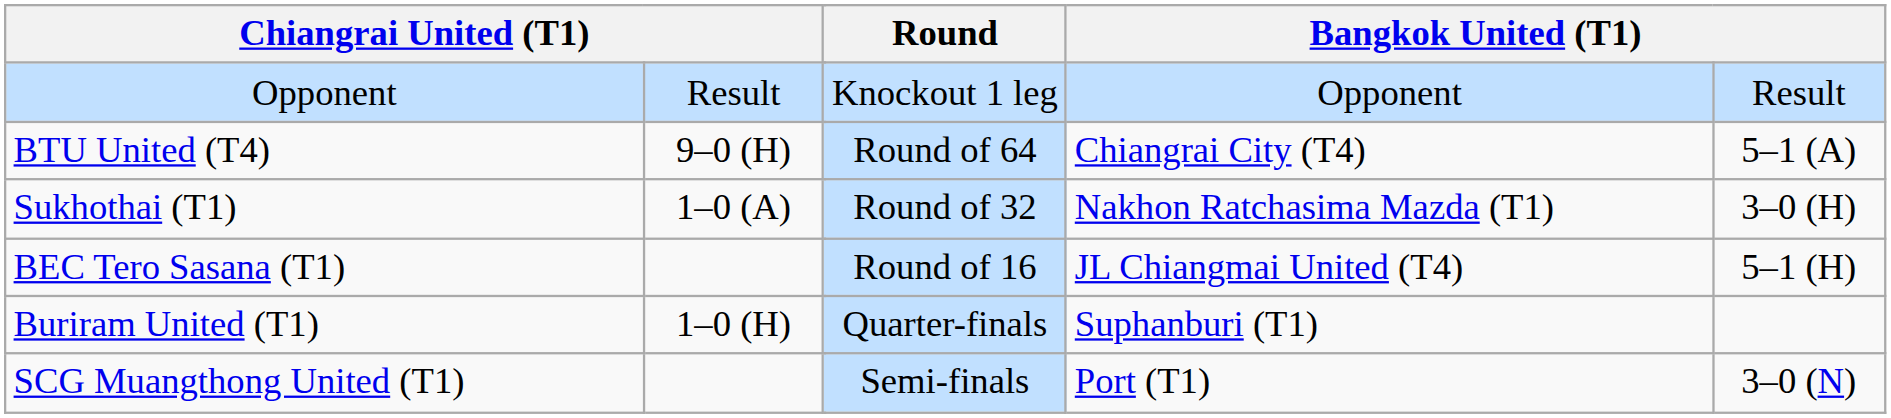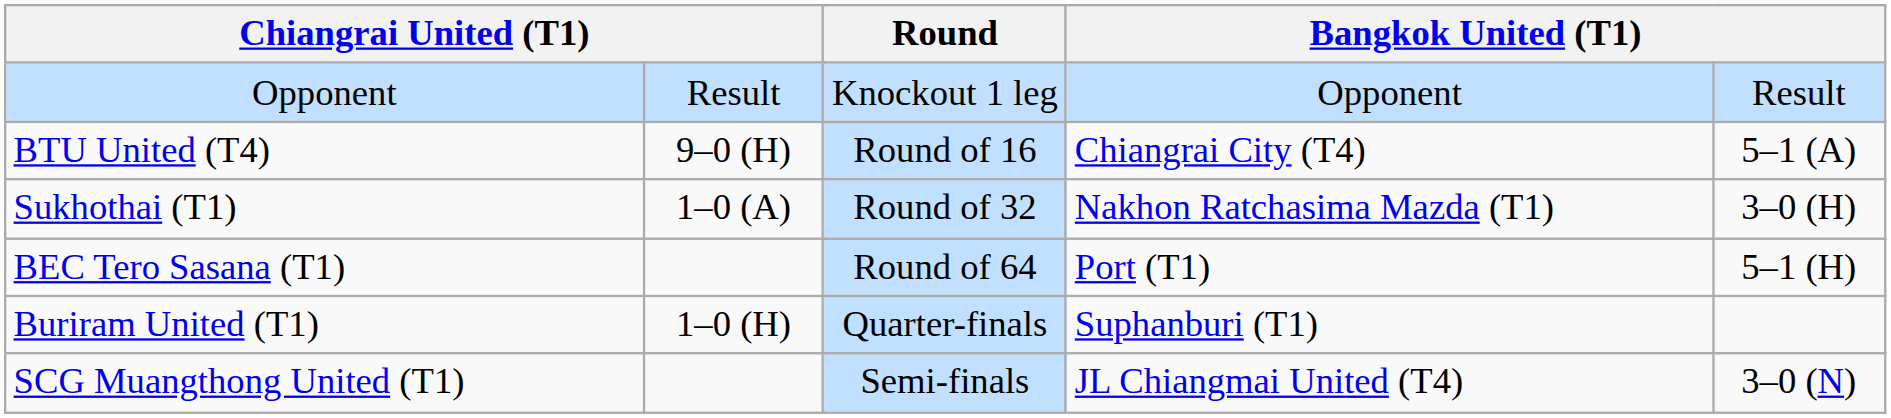(945, 149) Round of 64 -> (945, 149) Round of 16
(945, 265) Round of 16 -> (945, 265) Round of 64
(1269, 265) JL Chiangmai United (T4) -> (1142, 265) Port (T1)
(1142, 382) Port (T1) -> (1269, 382) JL Chiangmai United (T4)
